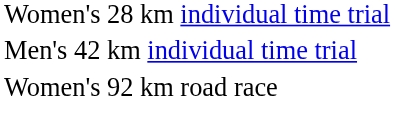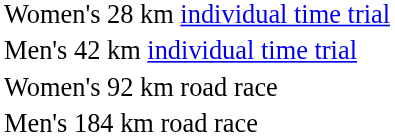+ row: (131, 123)
